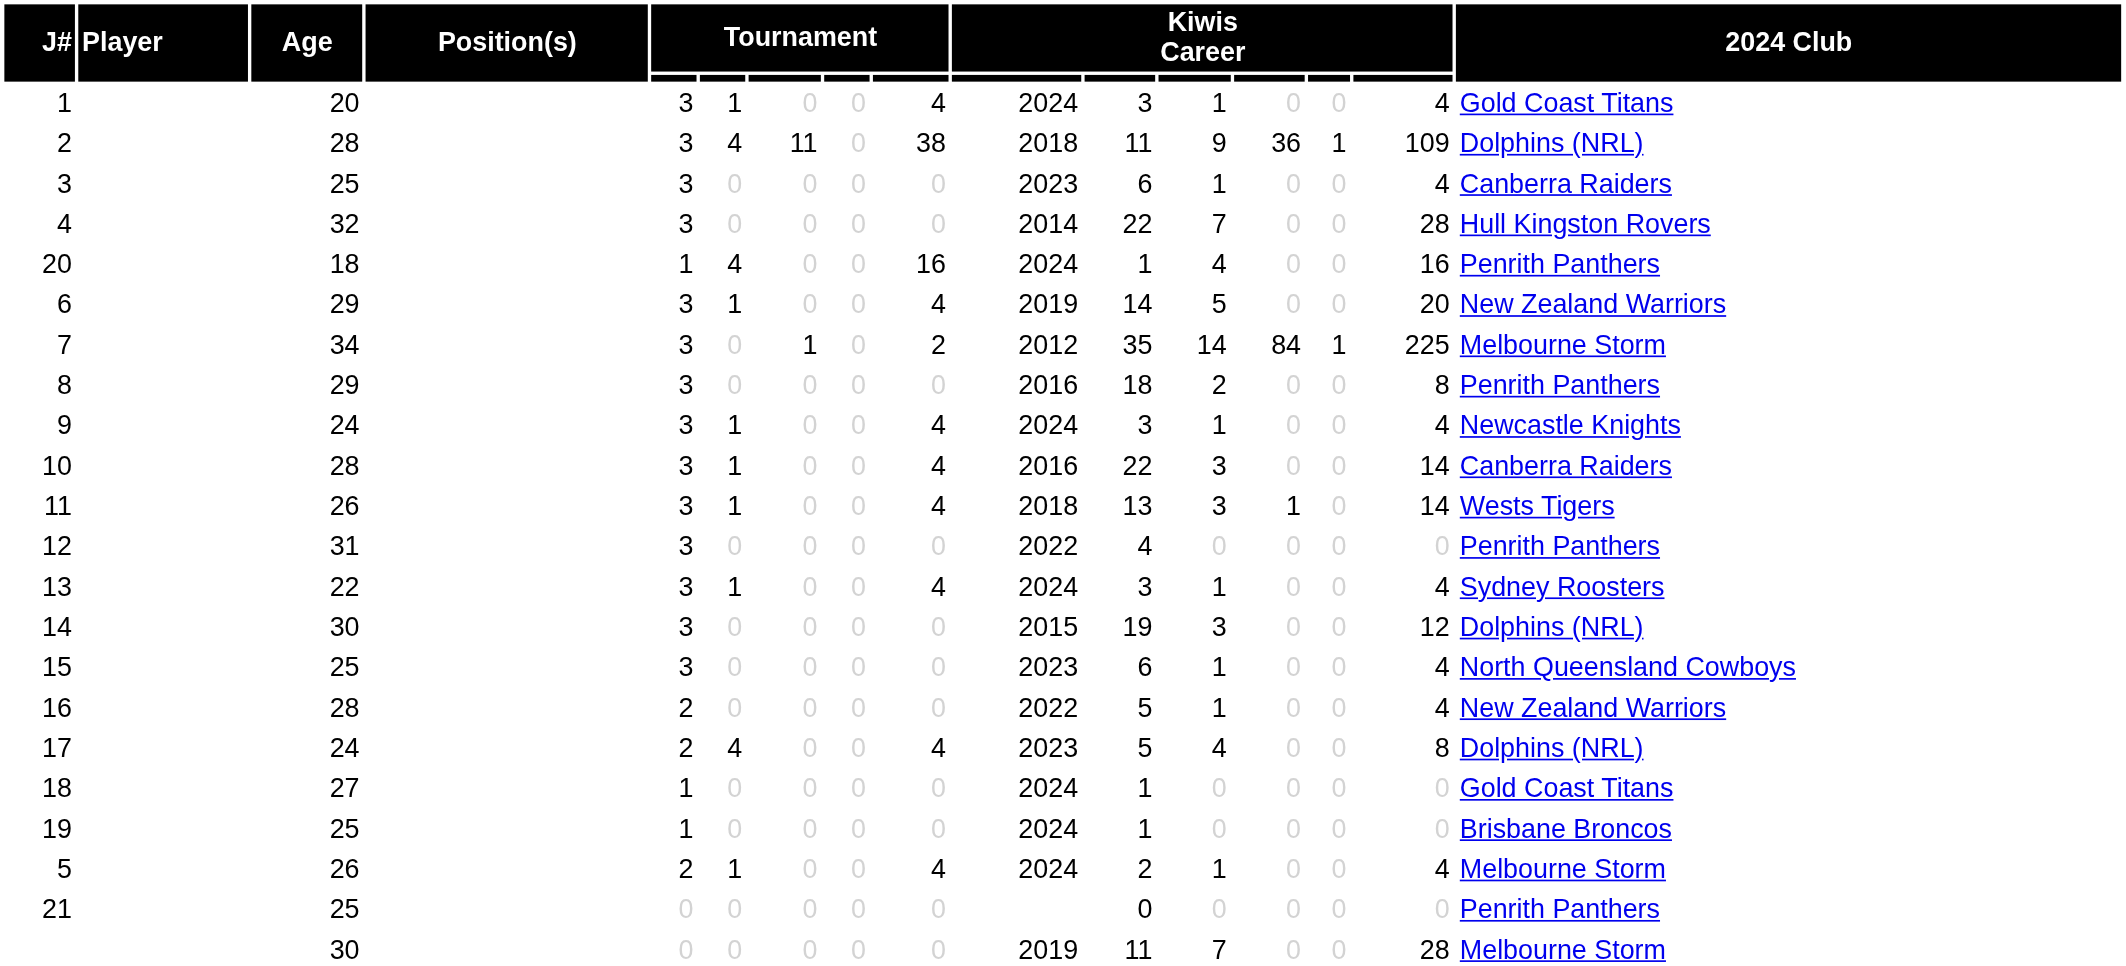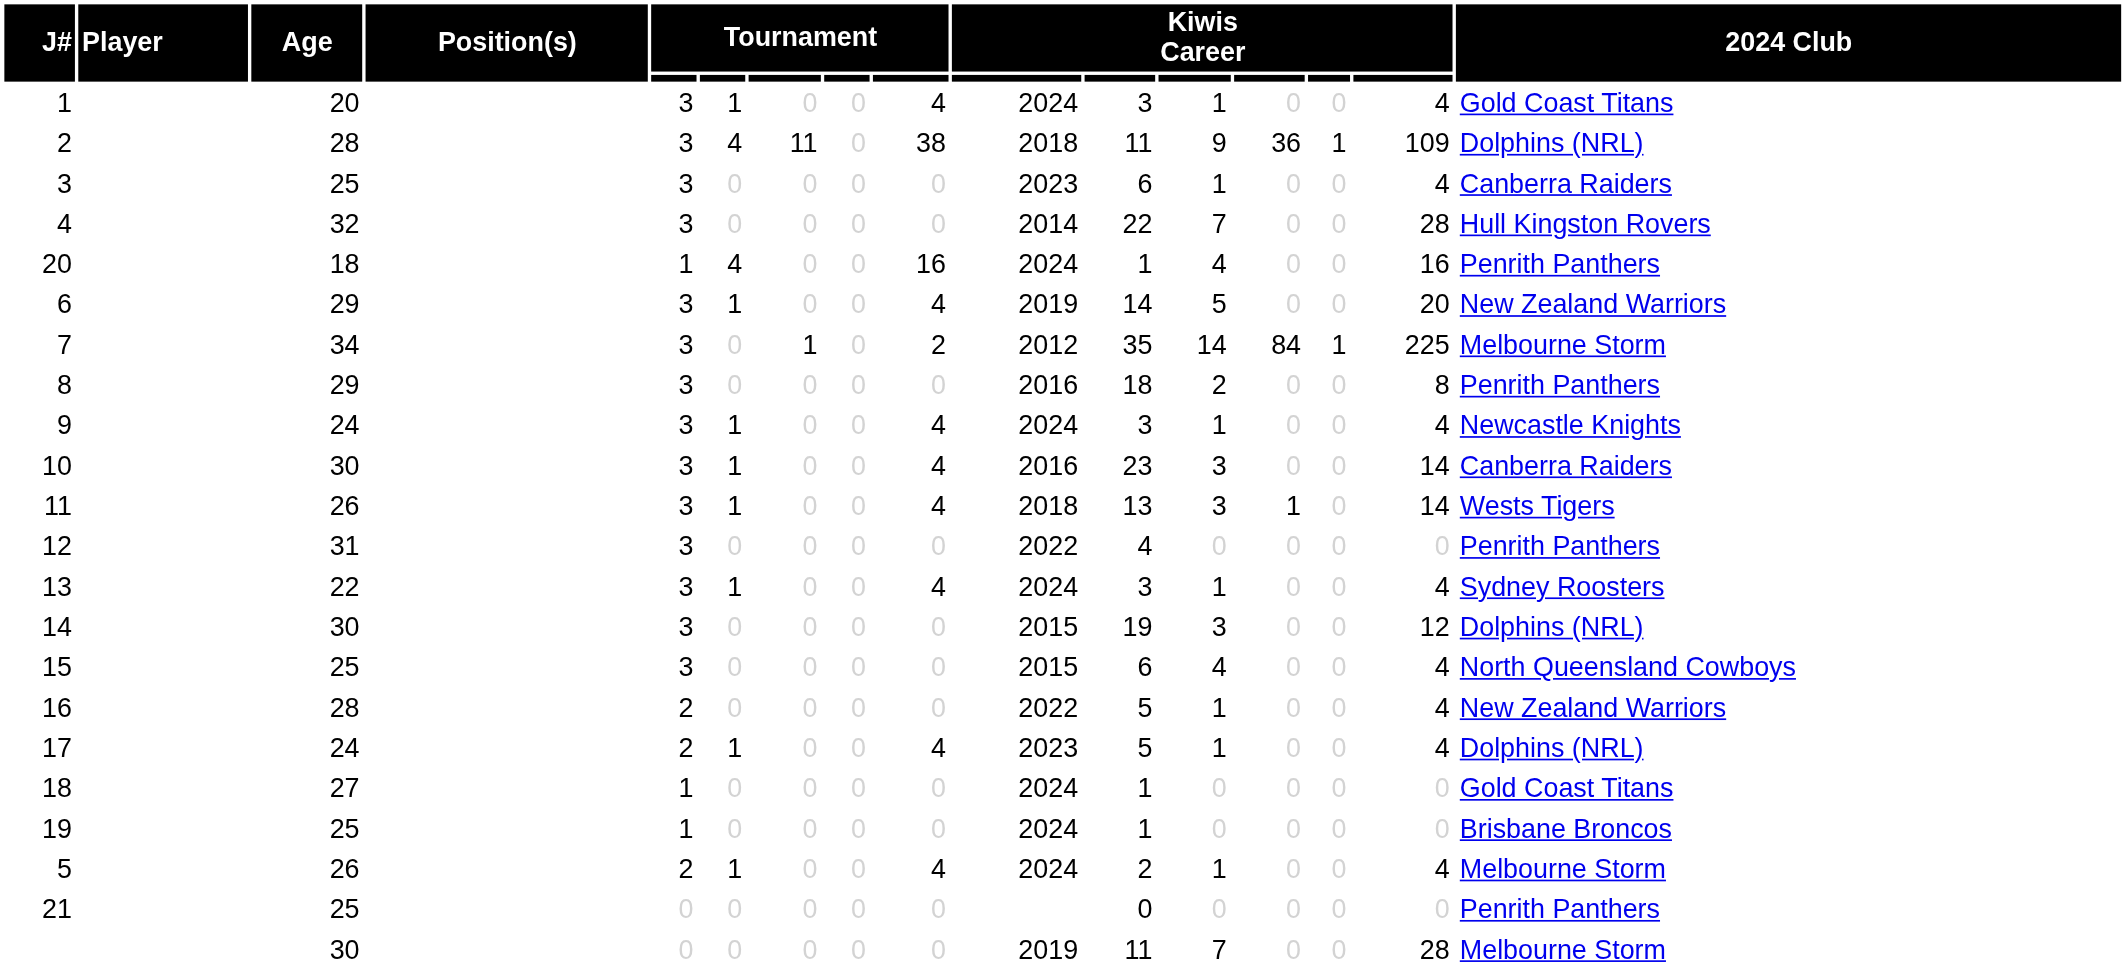(345, 466) 28 -> (345, 466) 30
(1137, 466) 22 -> (1137, 466) 23
(1048, 667) 2023 -> (1048, 667) 2015
(1219, 667) 1 -> (1219, 667) 4
(735, 748) 4 -> (735, 748) 1
(1219, 748) 4 -> (1219, 748) 1
(1442, 748) 8 -> (1442, 748) 4
